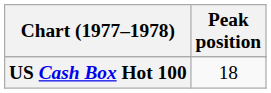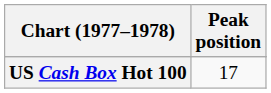(228, 72) 18 -> (228, 72) 17
